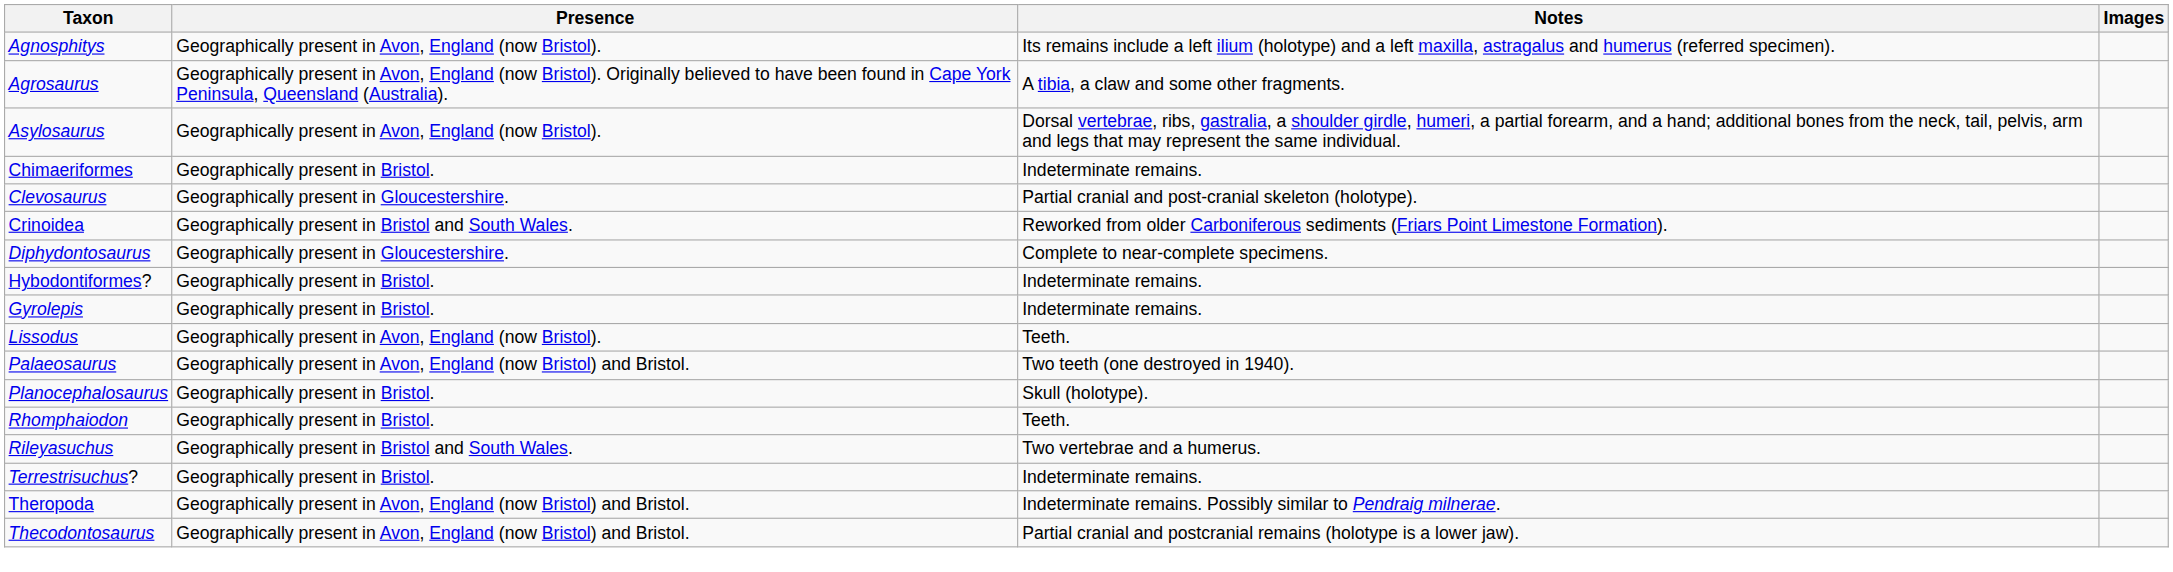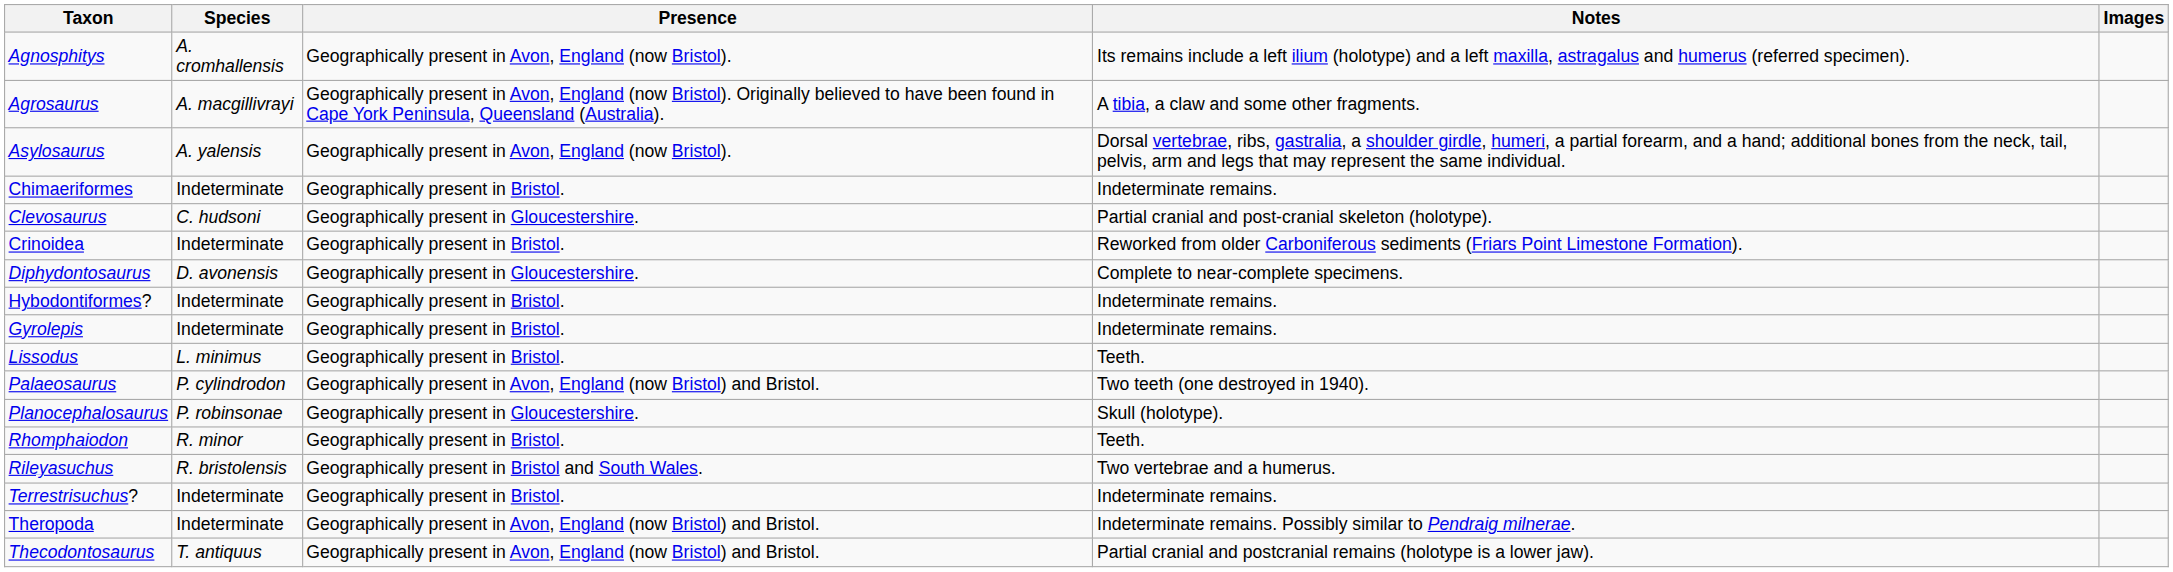+ column: (237, 18)
(375, 225) Geographically present in Bristol and South Wales. -> (435, 245) Geographically present in Bristol.
(389, 337) Geographically present in Avon, England (now Bristol). -> (435, 356) Geographically present in Bristol.
(305, 393) Geographically present in Bristol. -> (473, 412) Geographically present in Gloucestershire.
